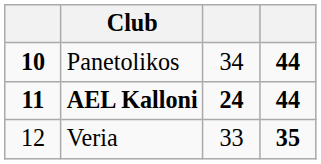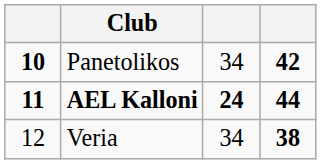(288, 61) 44 -> (288, 61) 42
(231, 138) 33 -> (231, 138) 34
(288, 138) 35 -> (288, 138) 38
